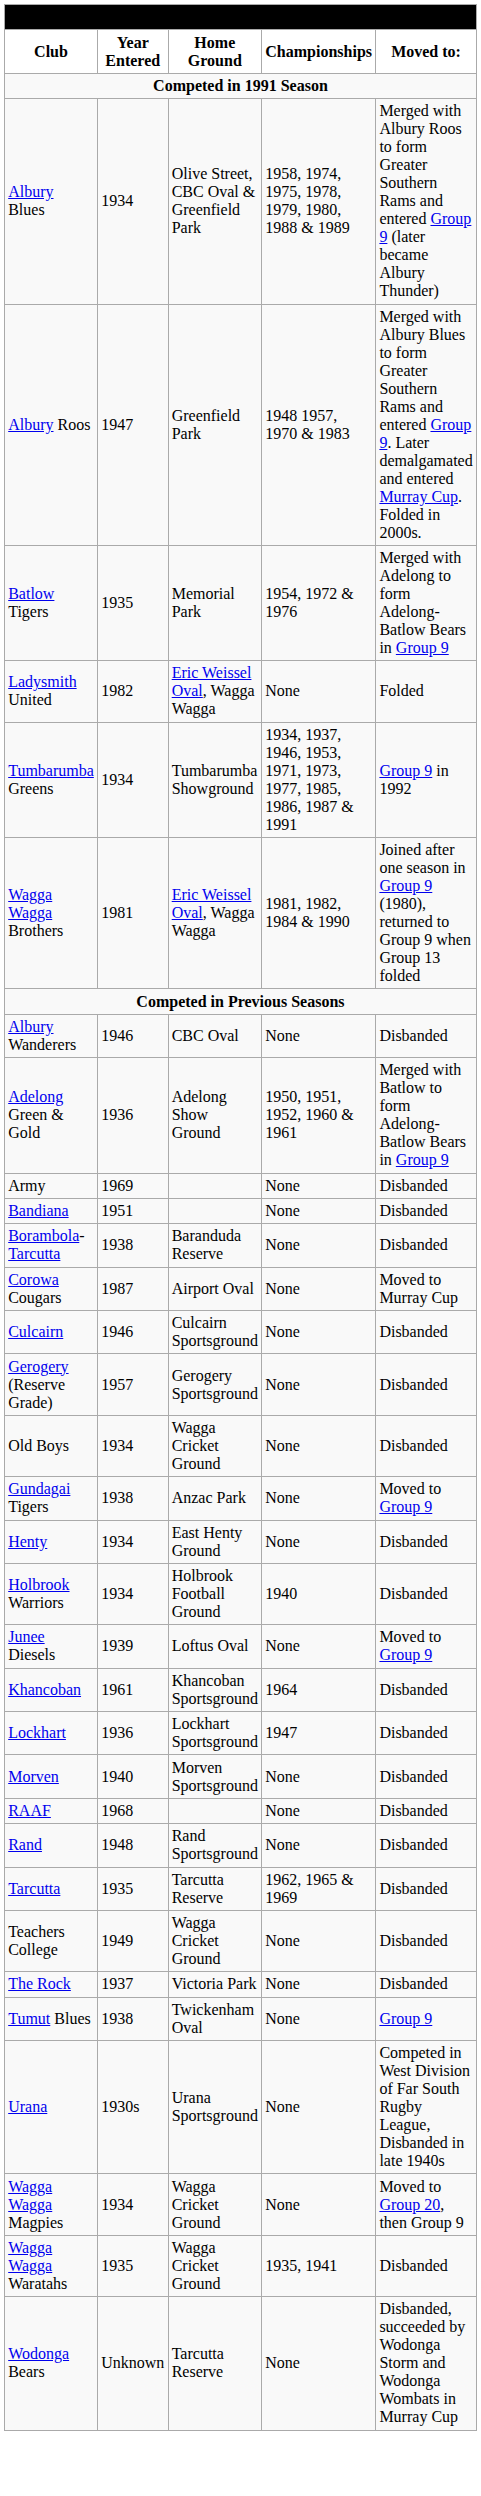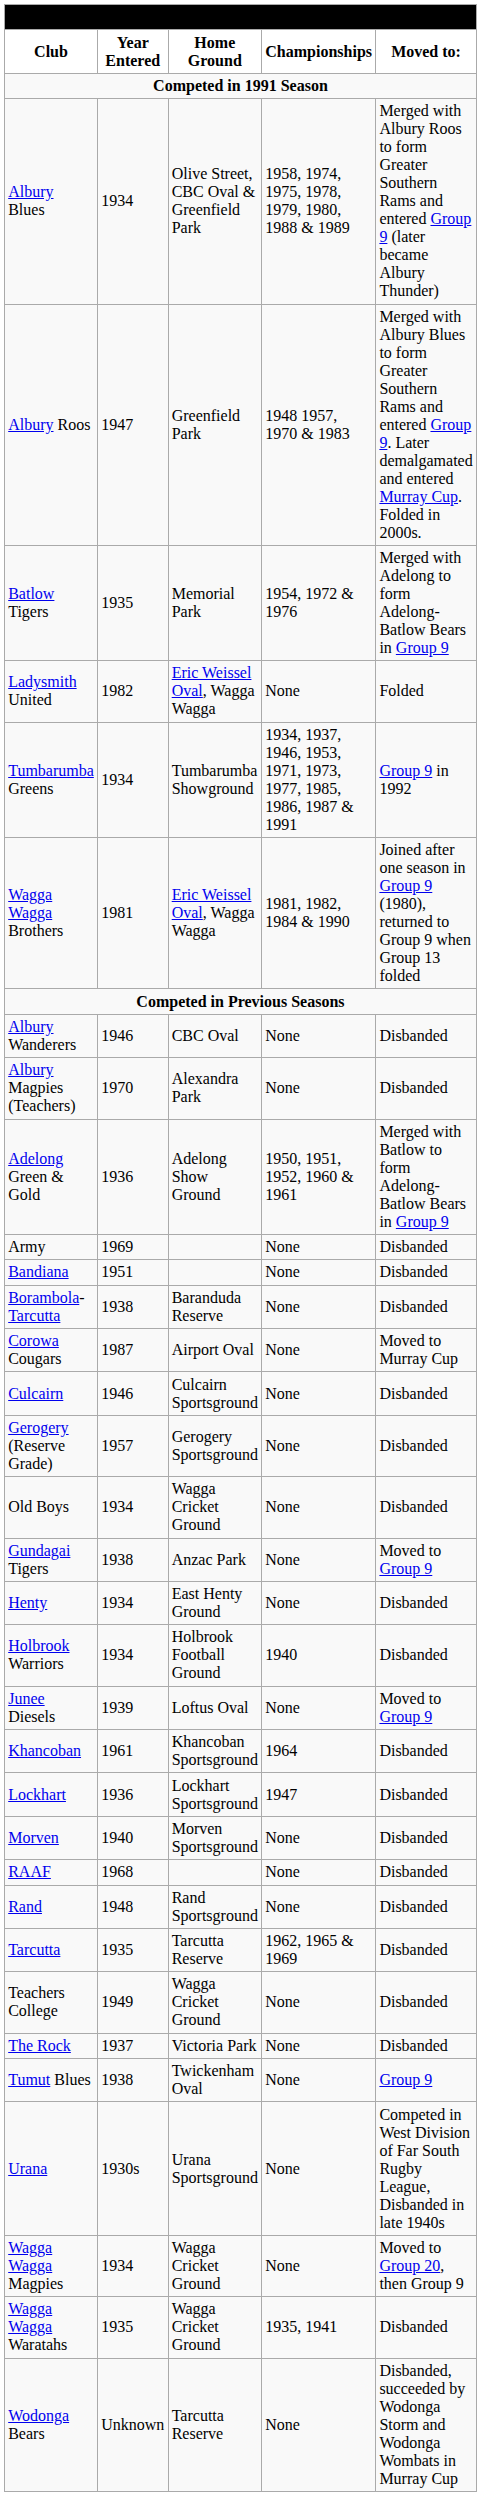+ row: (42, 1088)
